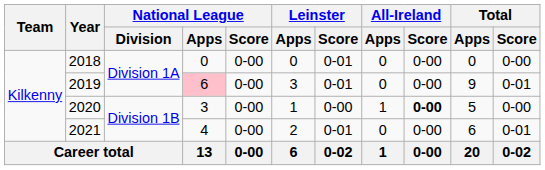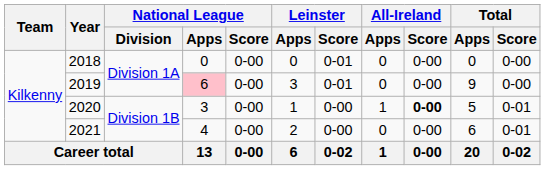(517, 84) 0-01 -> (517, 84) 0-00
(517, 107) 0-00 -> (517, 107) 0-01
(338, 130) 0-01 -> (338, 130) 0-00
